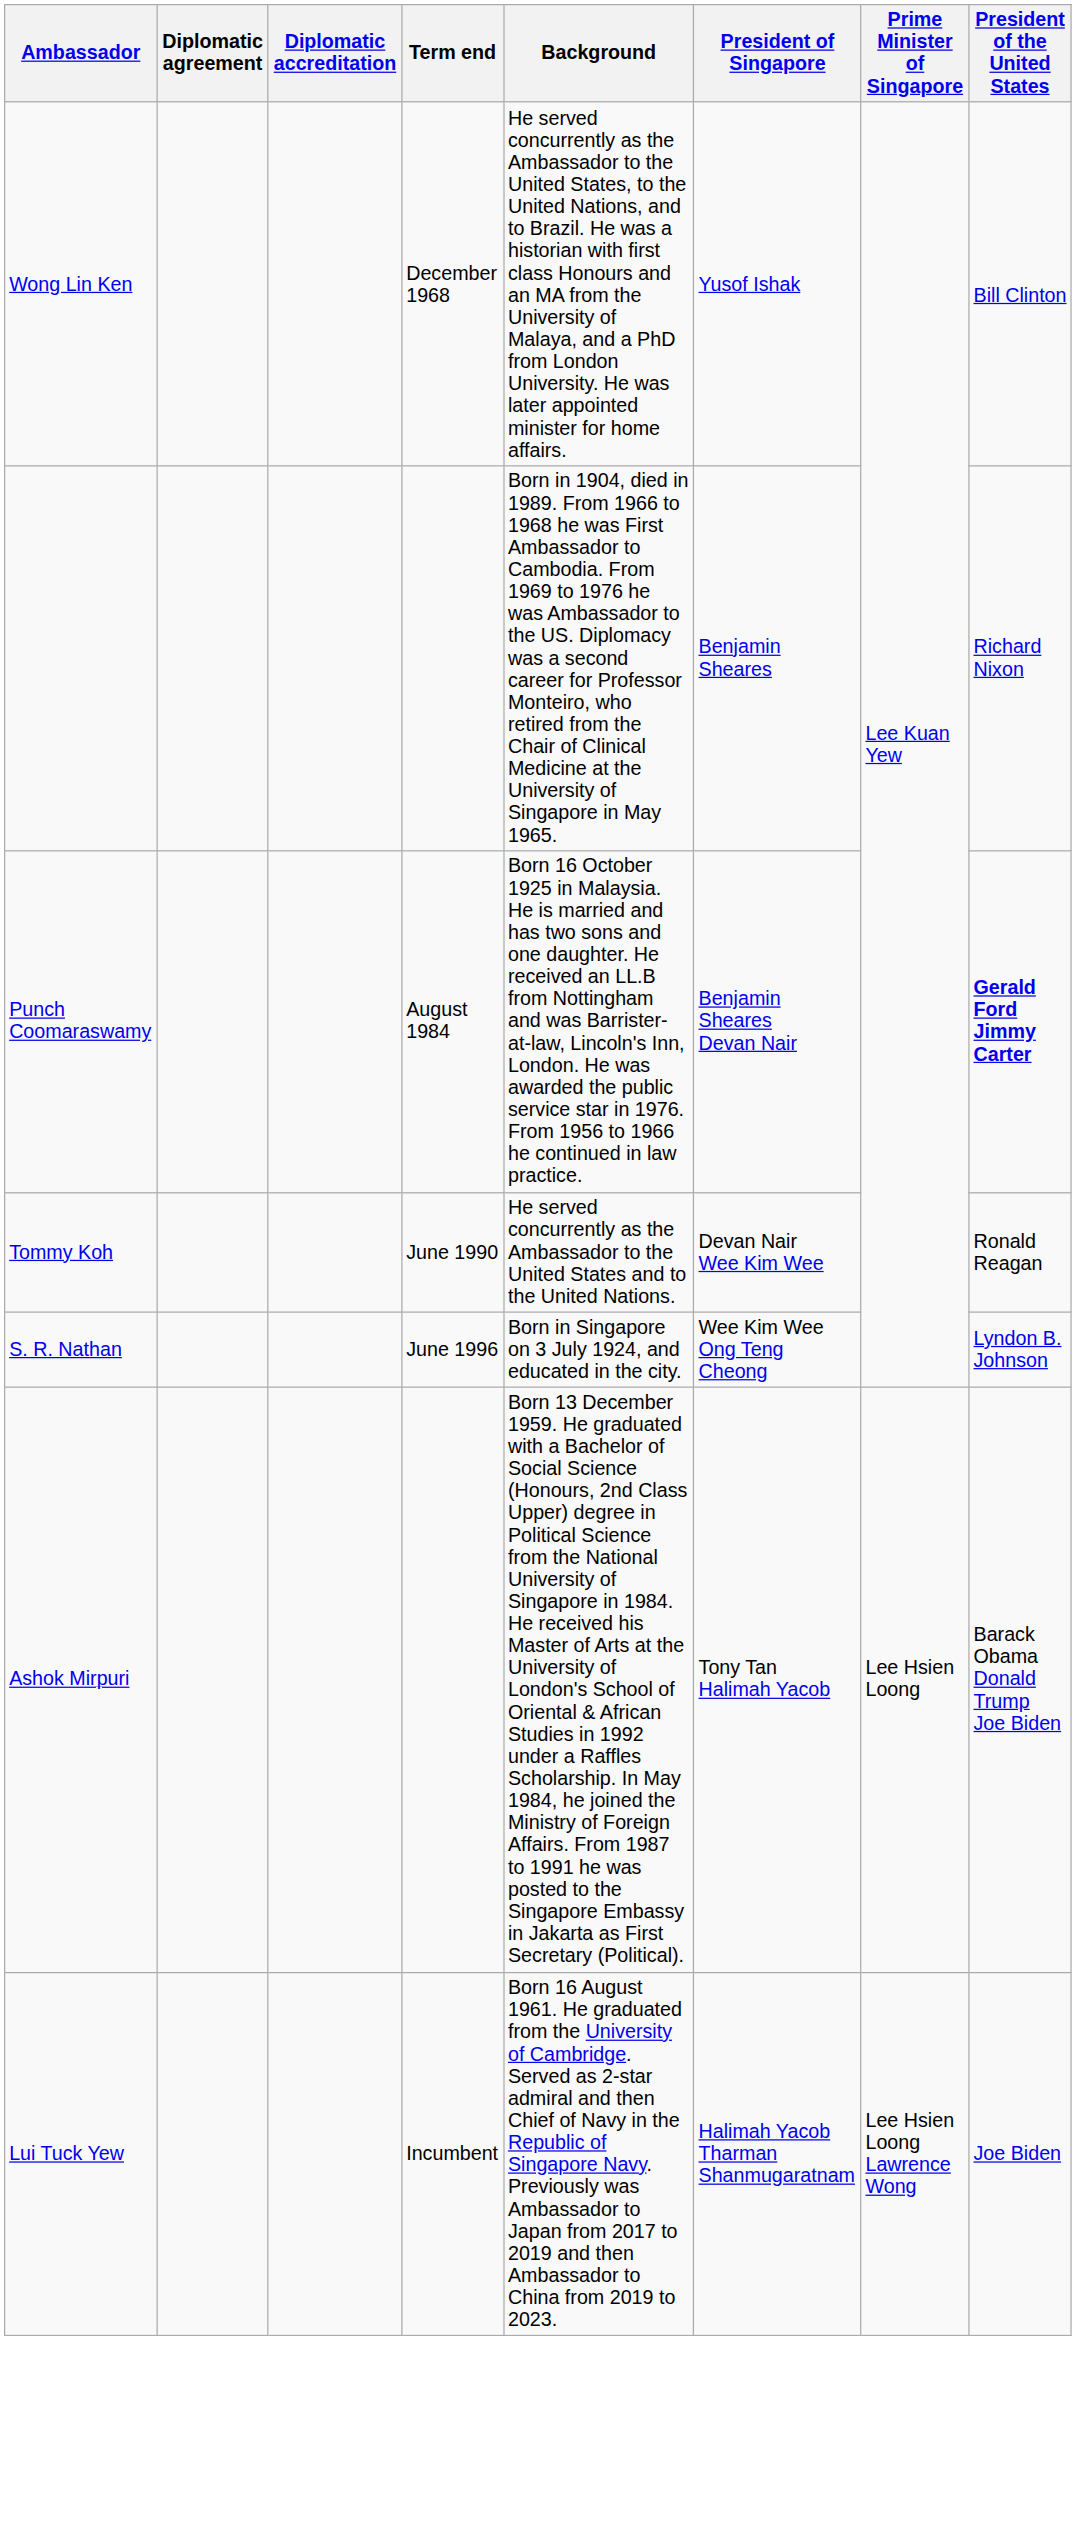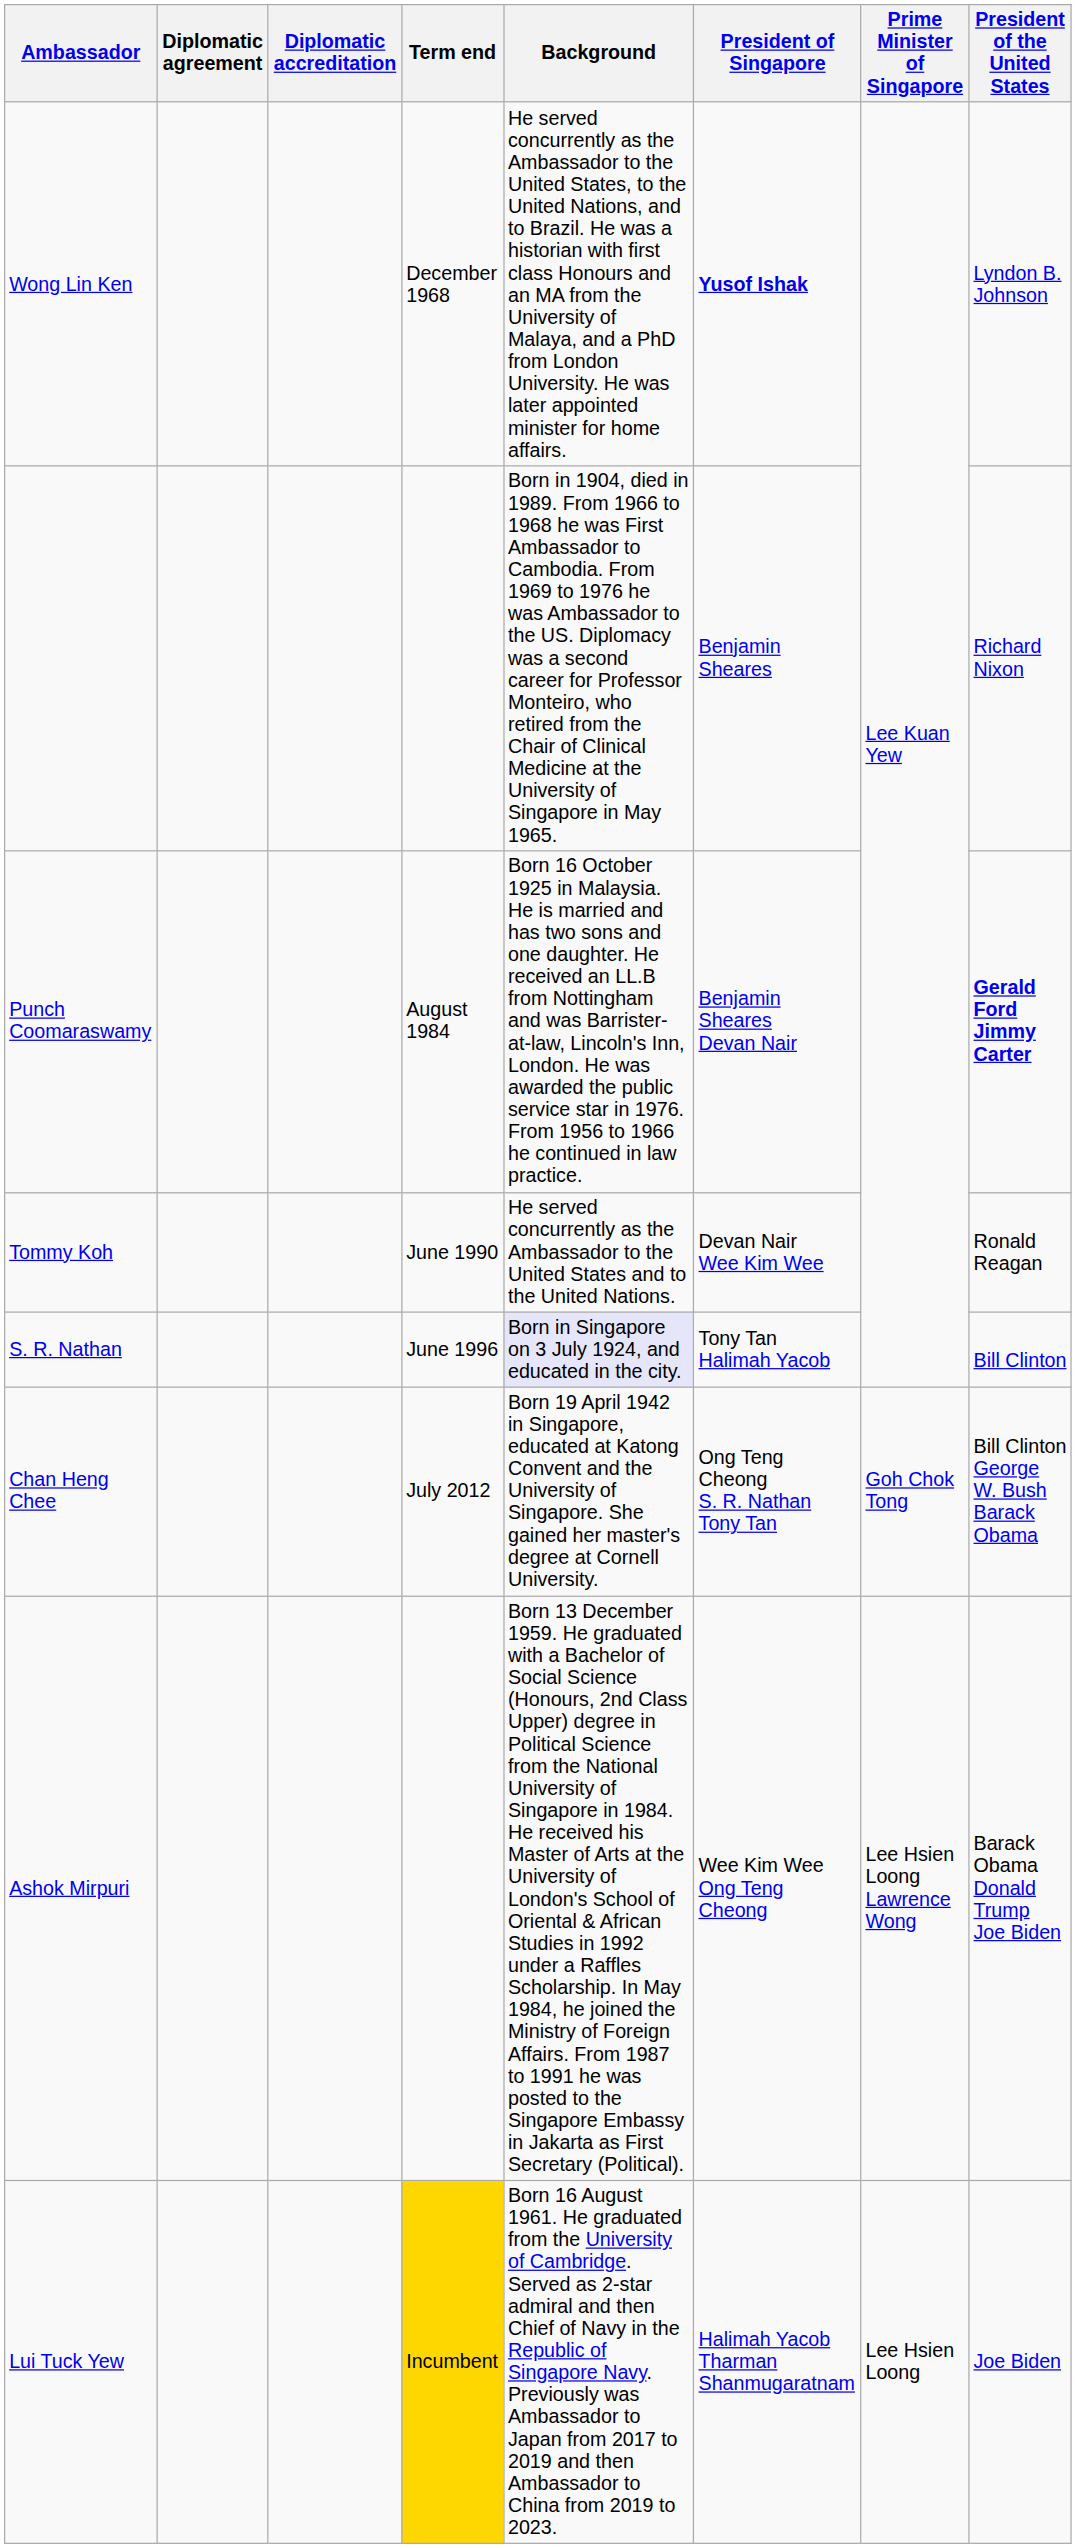(749, 283) normal -> (753, 283) bold
(1020, 294) Bill Clinton -> (1017, 283) Lyndon B. Johnson
(595, 1349) no background -> (595, 1349) lavender background
(761, 1349) Wee Kim Wee Ong Teng Cheong -> (764, 1349) Tony Tan Halimah Yacob
(1017, 1349) Lyndon B. Johnson -> (1020, 1360) Bill Clinton
+ row: (59, 1491)
(764, 1679) Tony Tan Halimah Yacob -> (761, 1888) Wee Kim Wee Ong Teng Cheong
(910, 1679) Lee Hsien Loong -> (910, 1888) Lee Hsien Loong Lawrence Wong
(452, 2153) no background -> (452, 2362) gold background
(910, 2153) Lee Hsien Loong Lawrence Wong -> (910, 2362) Lee Hsien Loong
